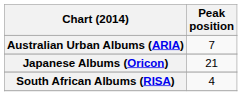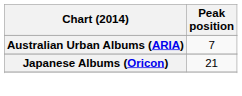- row: (95, 81)
